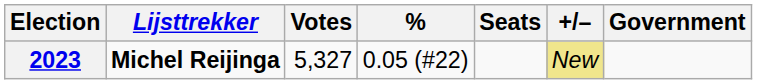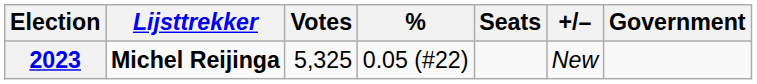(323, 59) 5,327 -> (323, 59) 5,325
(575, 59) khaki background -> (575, 59) no background
